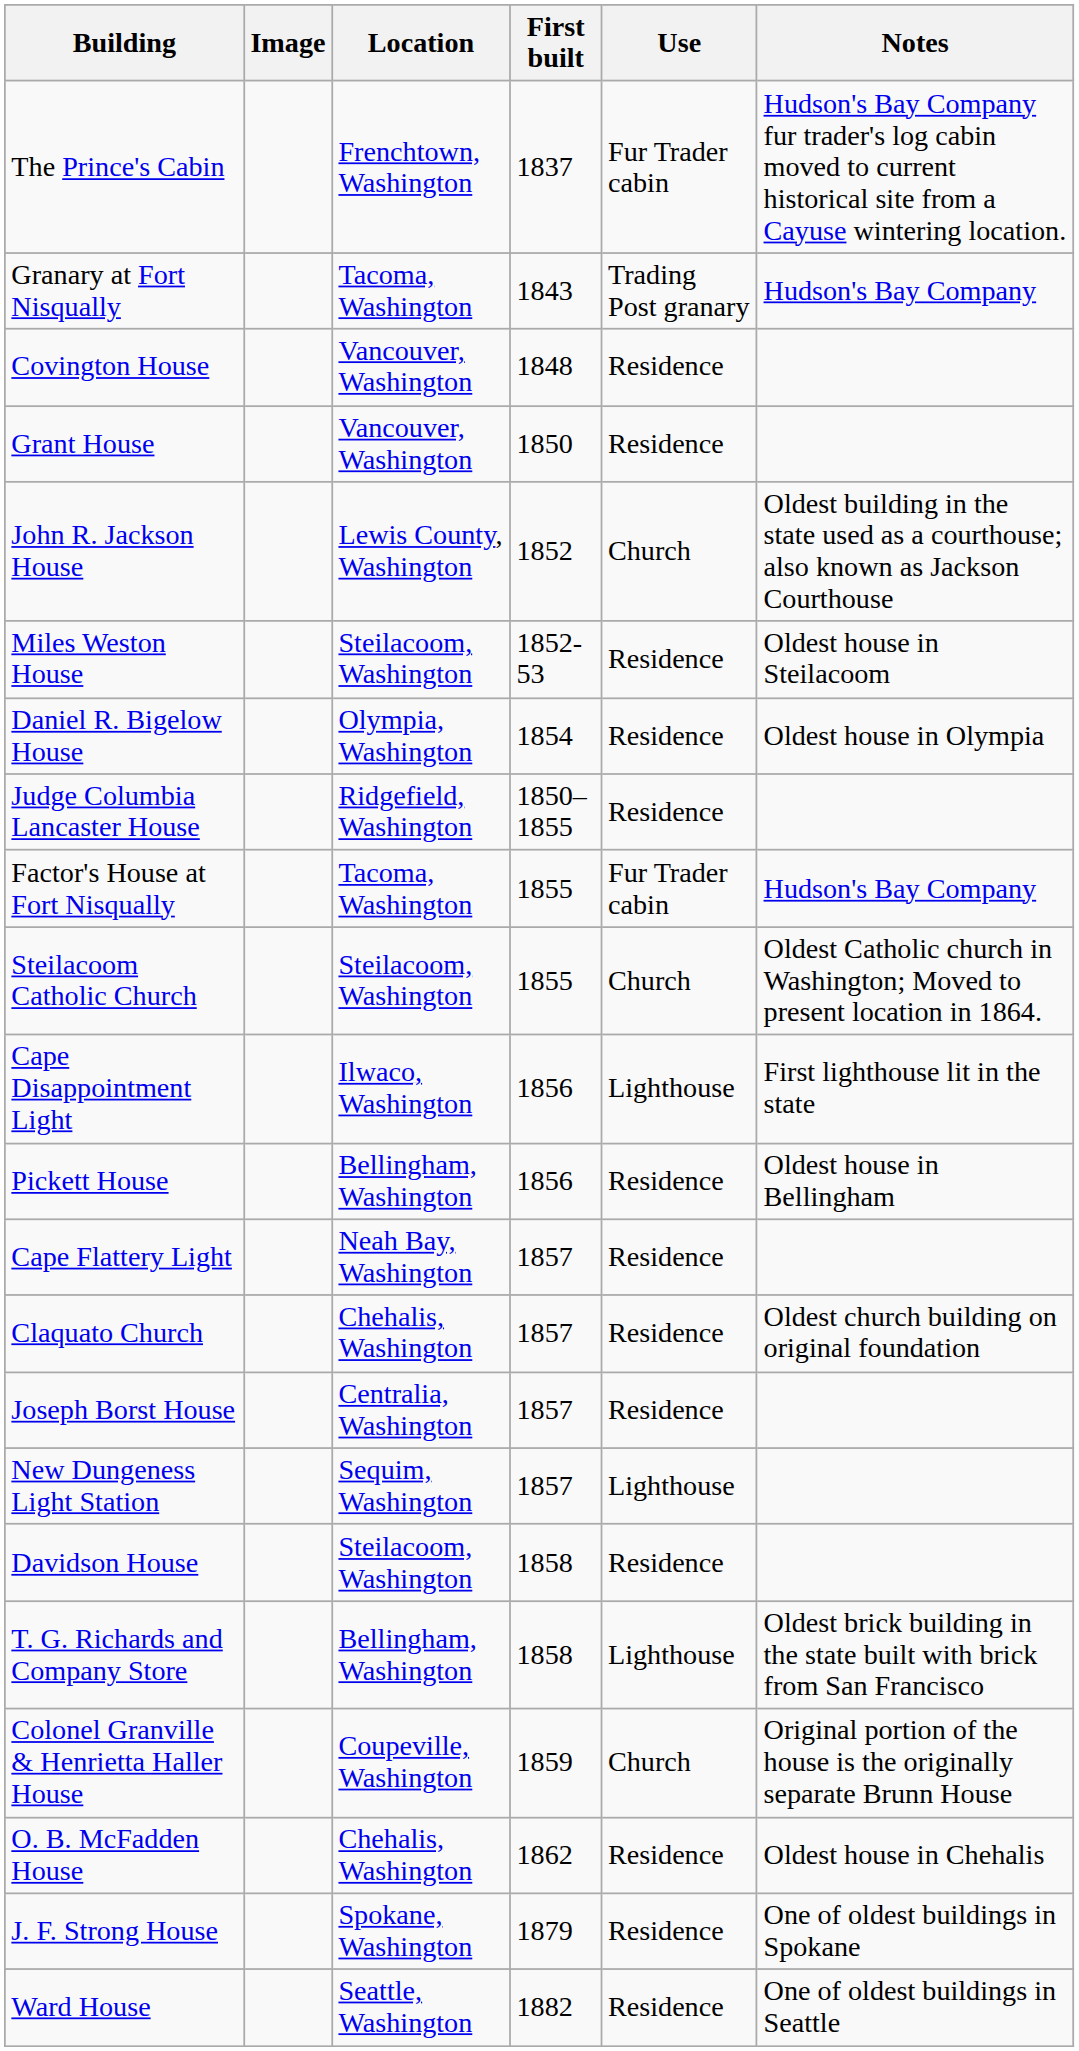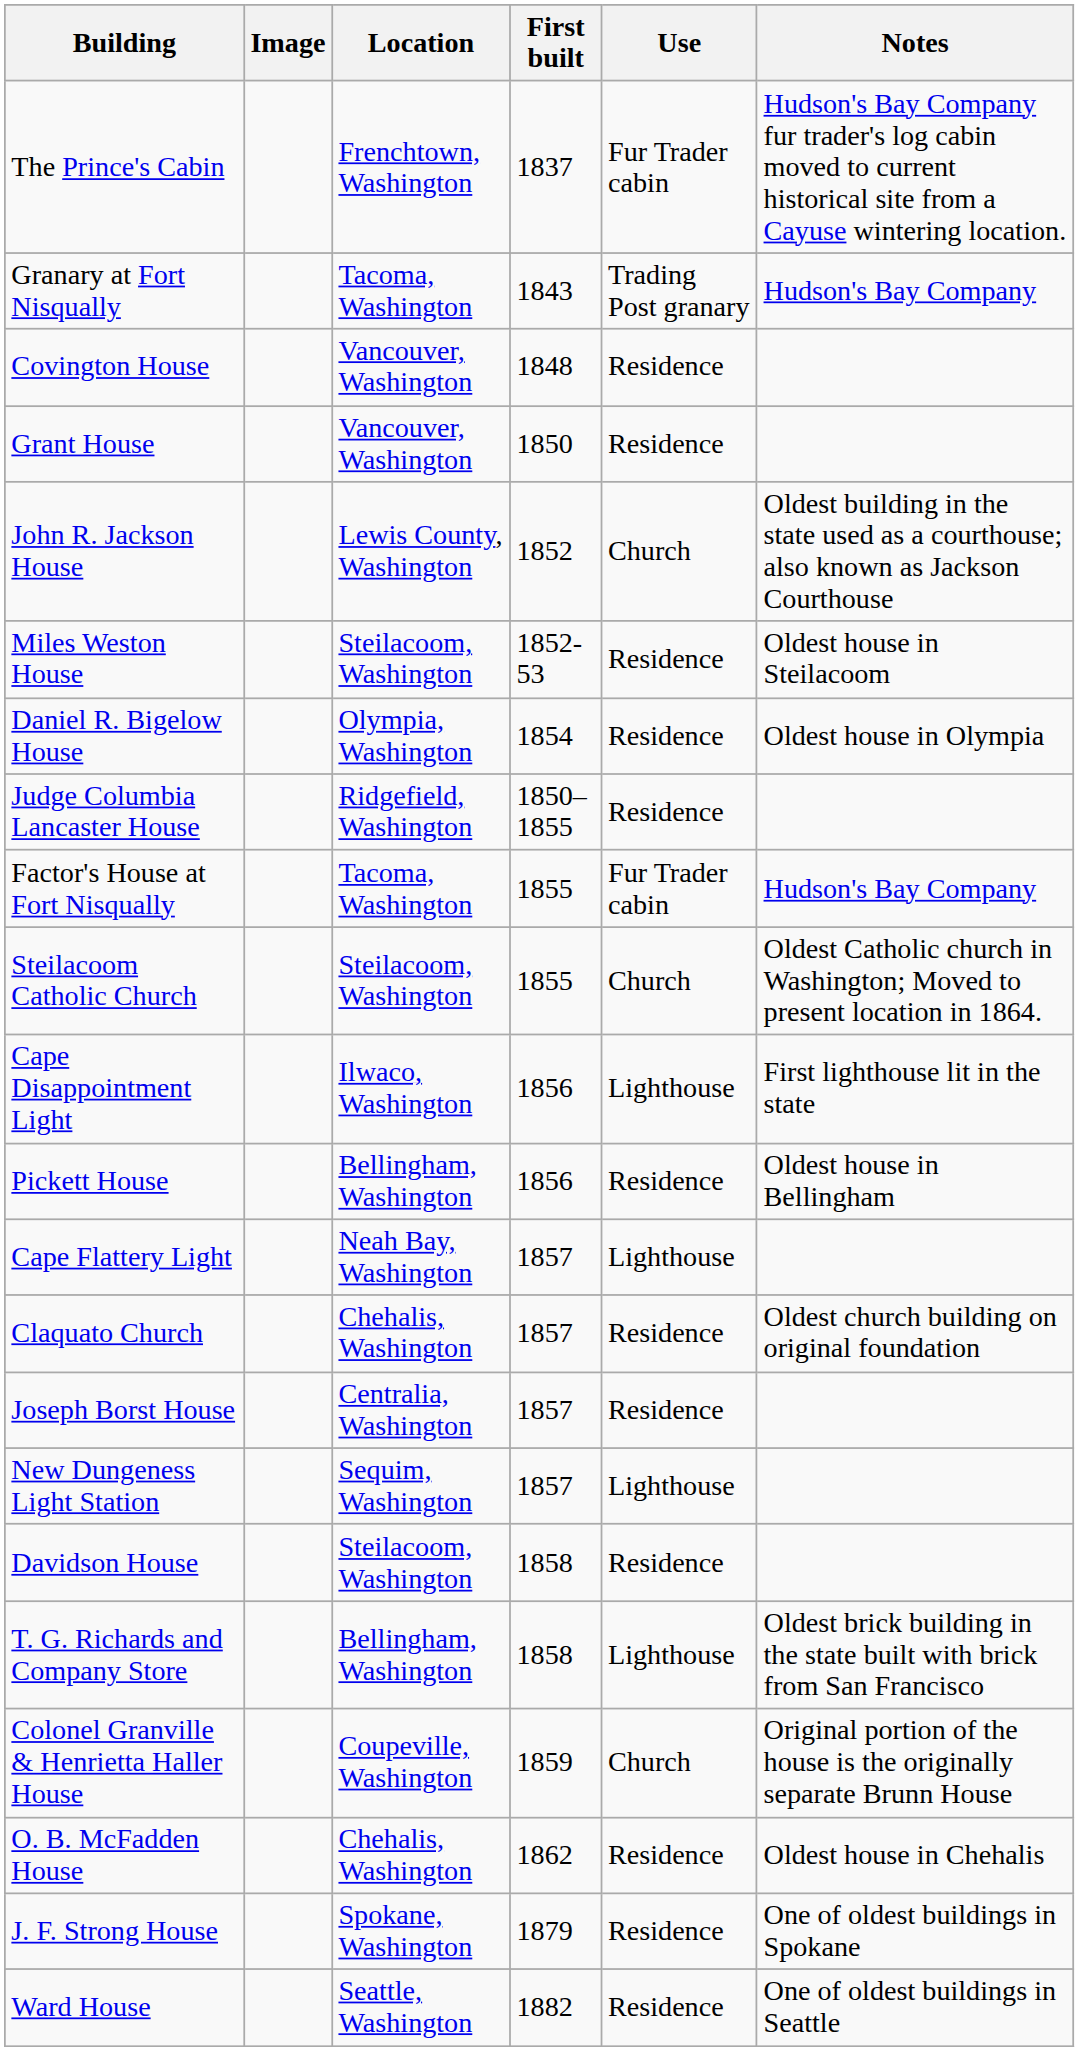(666, 1256) Residence -> (671, 1256) Lighthouse
